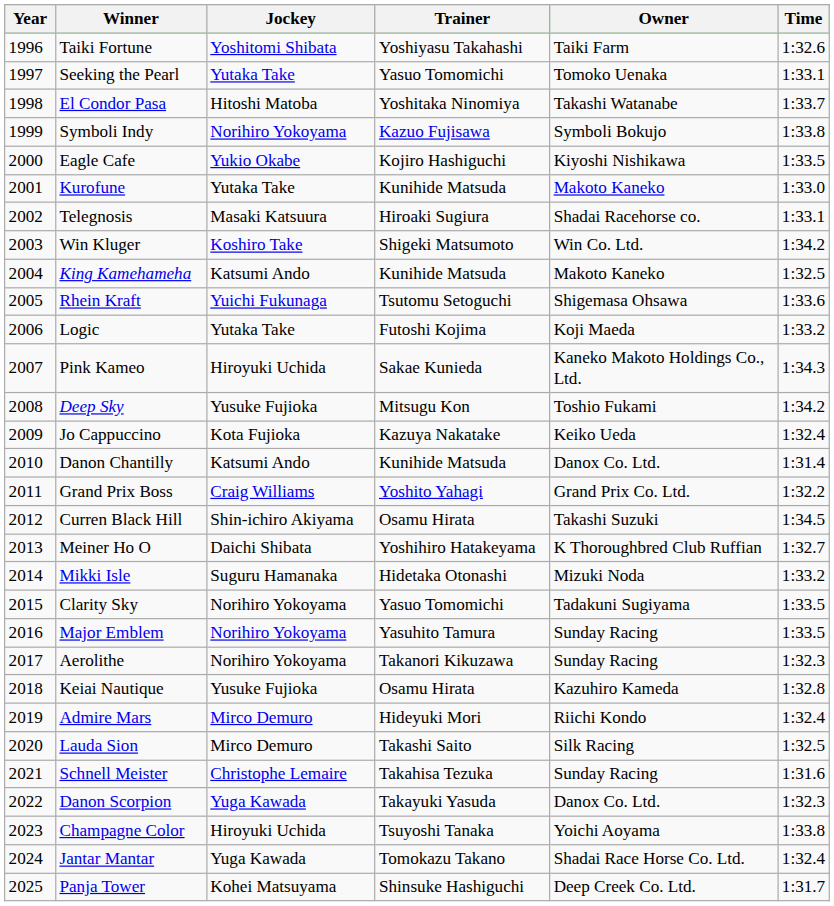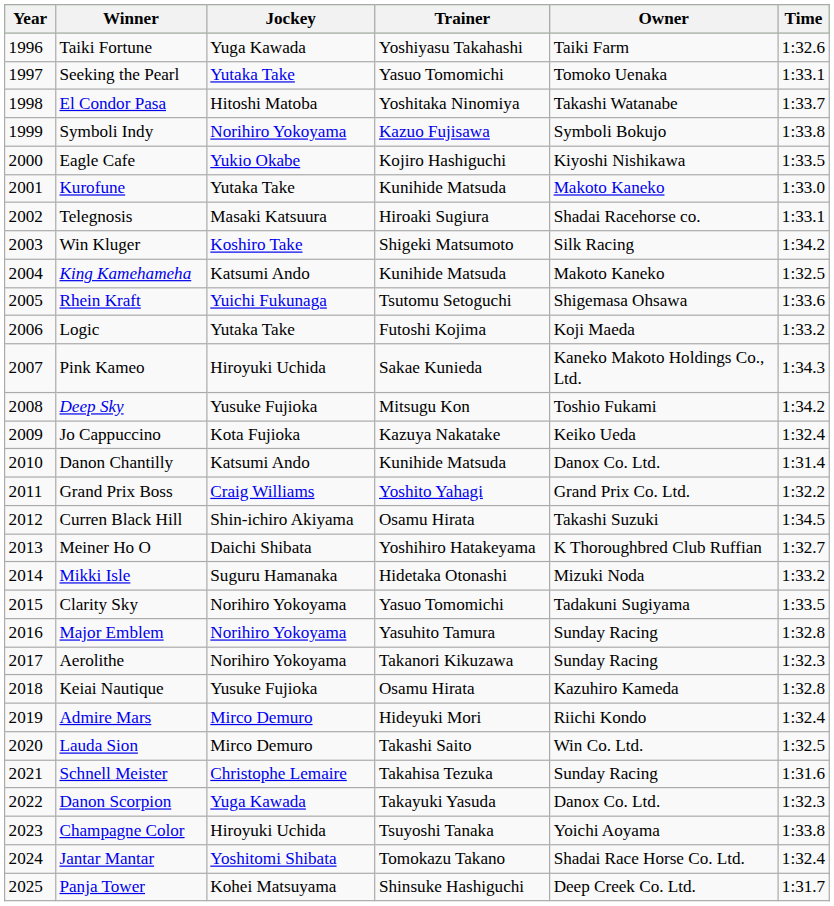(273, 47) Yoshitomi Shibata -> (258, 47) Yuga Kawada
(598, 245) Win Co. Ltd. -> (594, 245) Silk Racing
(803, 632) 1:33.5 -> (803, 632) 1:32.8
(594, 745) Silk Racing -> (598, 745) Win Co. Ltd.
(258, 858) Yuga Kawada -> (273, 858) Yoshitomi Shibata
